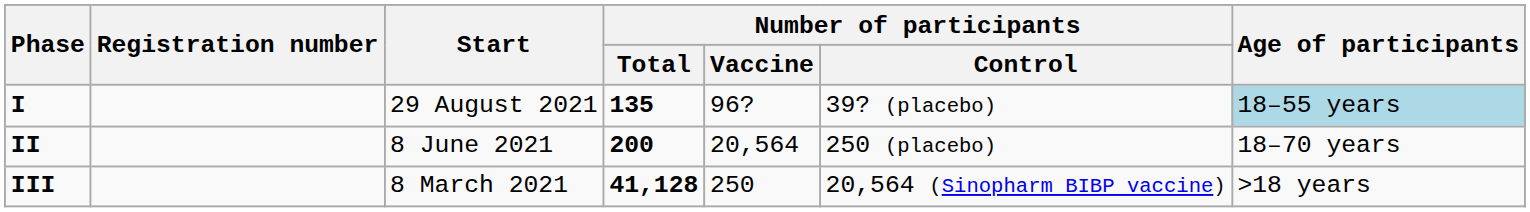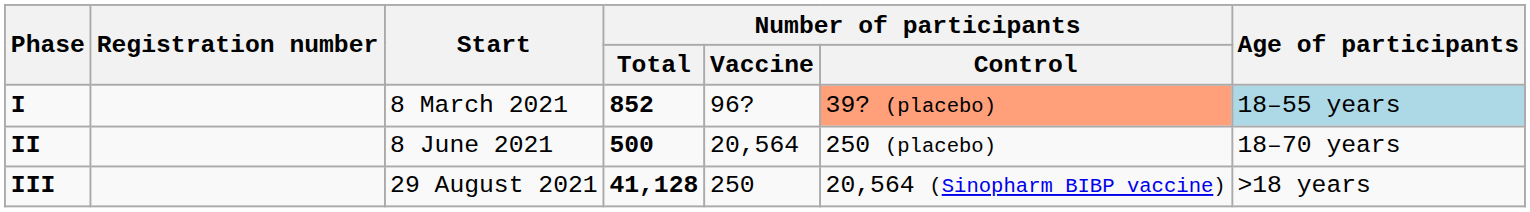(494, 106) 29 August 2021 -> (479, 106) 8 March 2021
(632, 106) 135 -> (632, 106) 852
(911, 106) no background -> (911, 106) lightsalmon background
(632, 146) 200 -> (632, 146) 500
(479, 186) 8 March 2021 -> (494, 186) 29 August 2021
